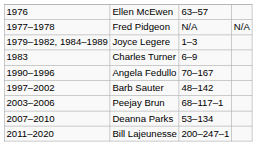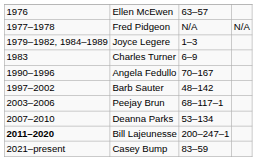(30, 133) normal -> (30, 133) bold
+ row: (140, 149)
